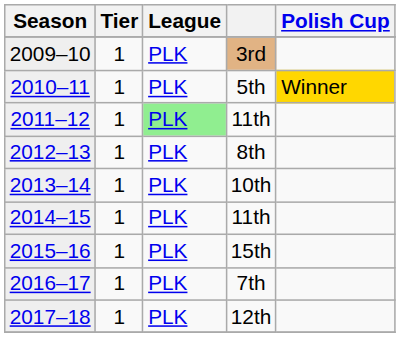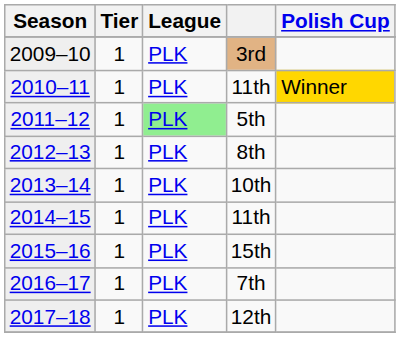(251, 86) 5th -> (251, 86) 11th
(251, 119) 11th -> (251, 119) 5th
